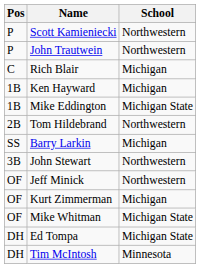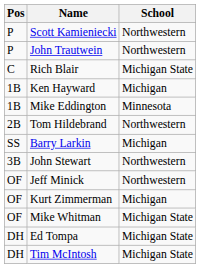(144, 69) Michigan -> (157, 69) Michigan State
(157, 106) Michigan State -> (147, 106) Minnesota
(147, 254) Minnesota -> (157, 254) Michigan State
